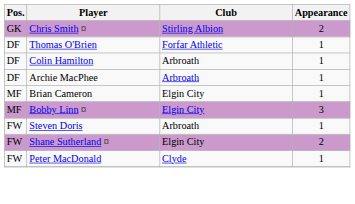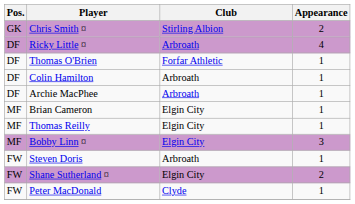+ row: (58, 45)
+ row: (60, 126)
